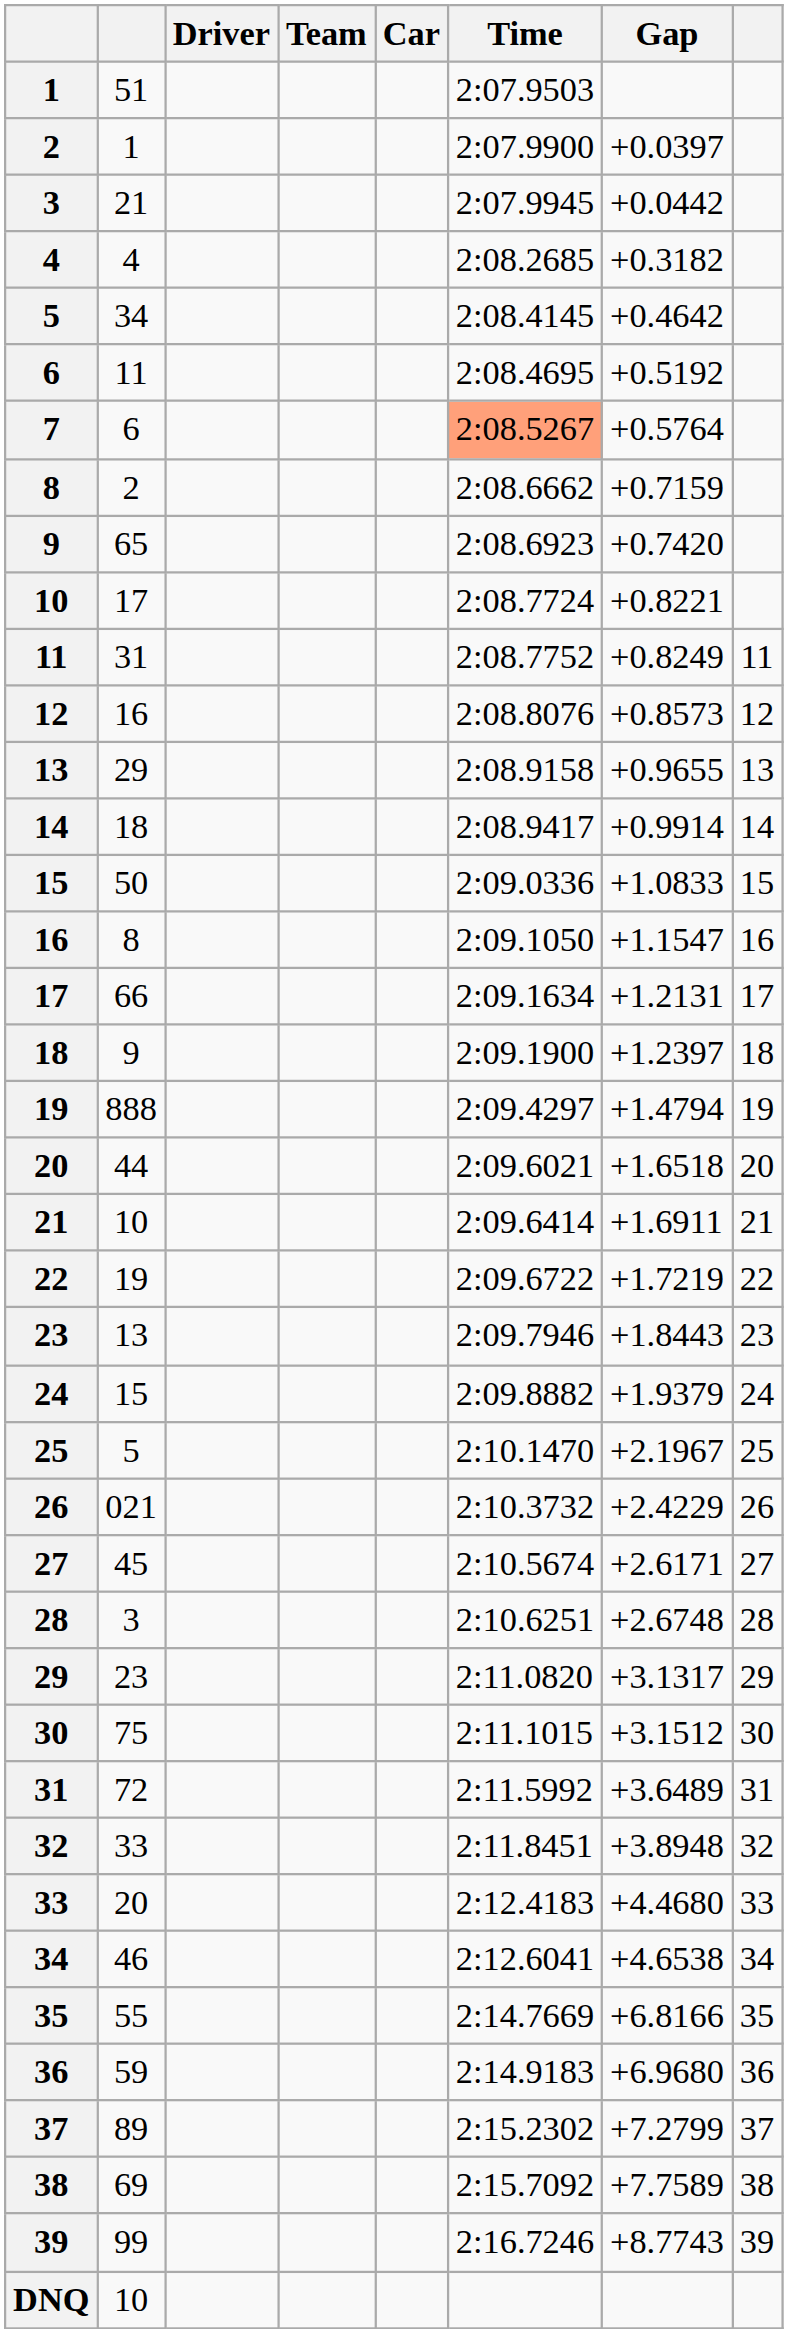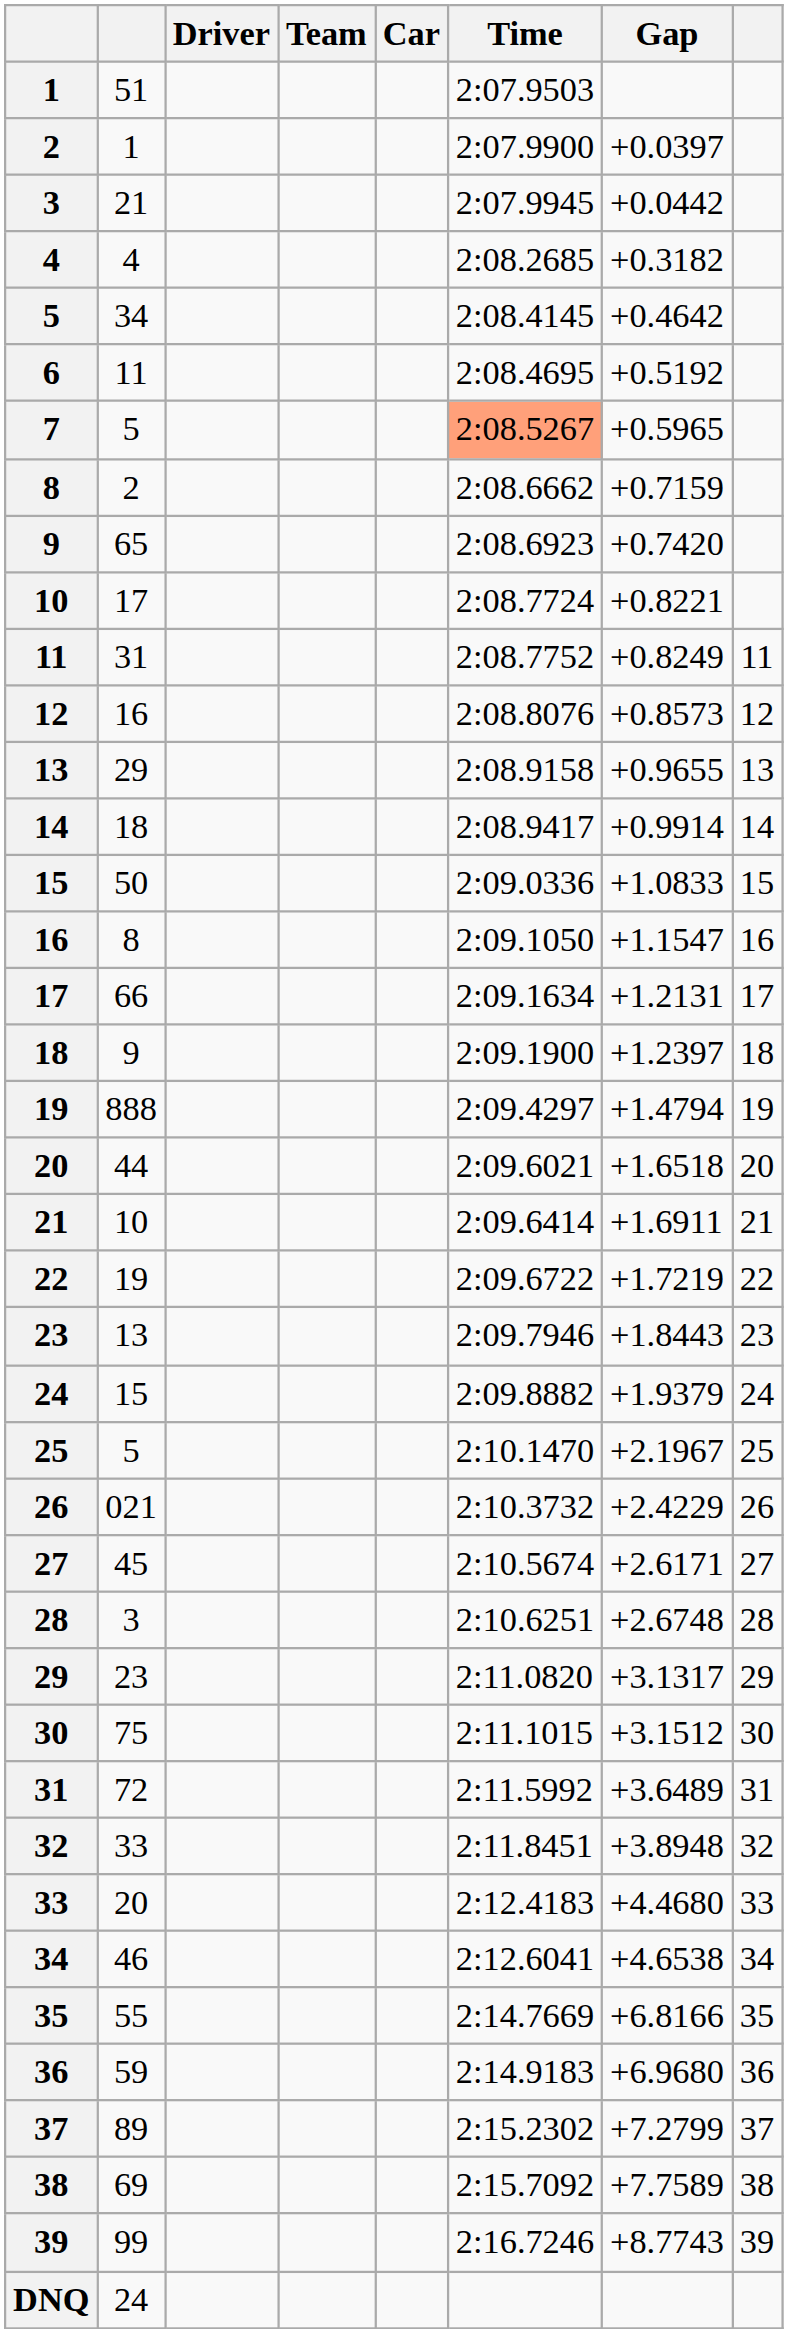(131, 429) 6 -> (131, 429) 5
(667, 429) +0.5764 -> (667, 429) +0.5965
(131, 2298) 10 -> (131, 2298) 24
